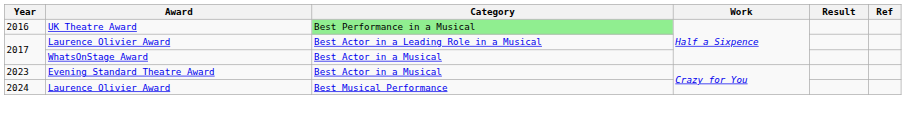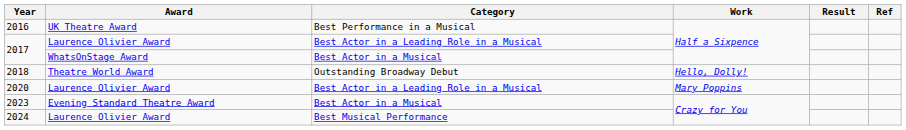(395, 27) lightgreen background -> (395, 27) no background
+ row: (18, 72)
+ row: (18, 87)
